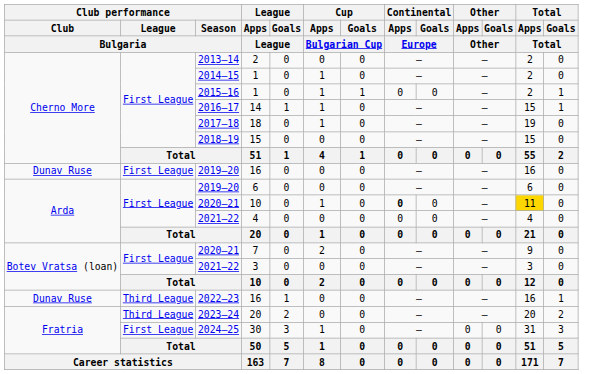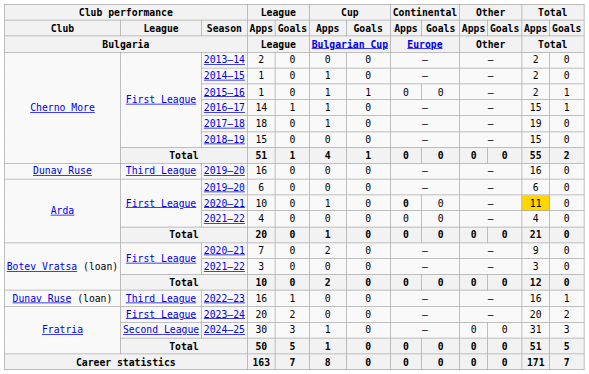(158, 171) First League -> (161, 171) Third League
(62, 298) Dunav Ruse -> (62, 298) Dunav Ruse (loan)
(158, 314) Third League -> (161, 314) First League
(158, 330) First League -> (161, 330) Second League
